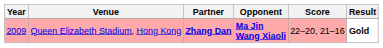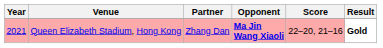(16, 31) 2009 -> (16, 31) 2021
(208, 31) bold -> (207, 31) normal
